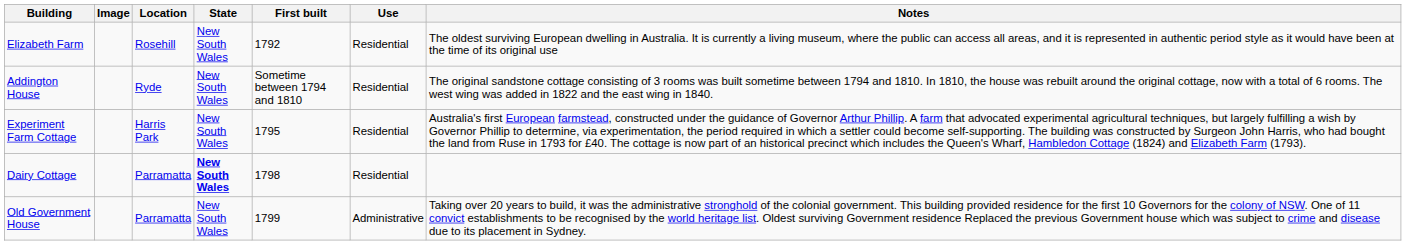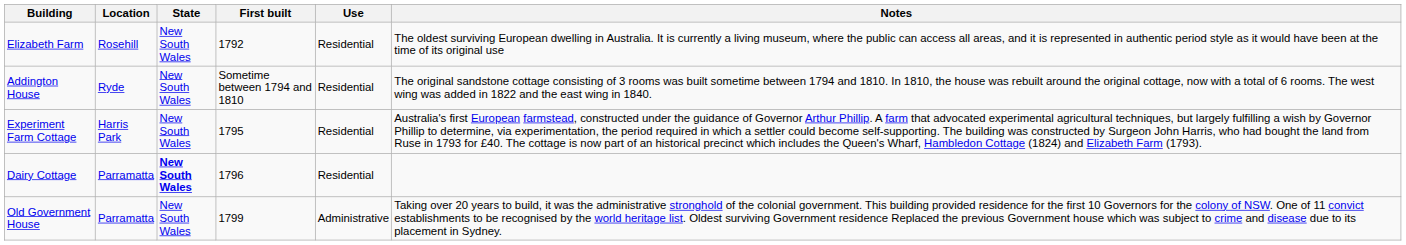- column: (113, 13)
(267, 175) 1798 -> (231, 175) 1796
